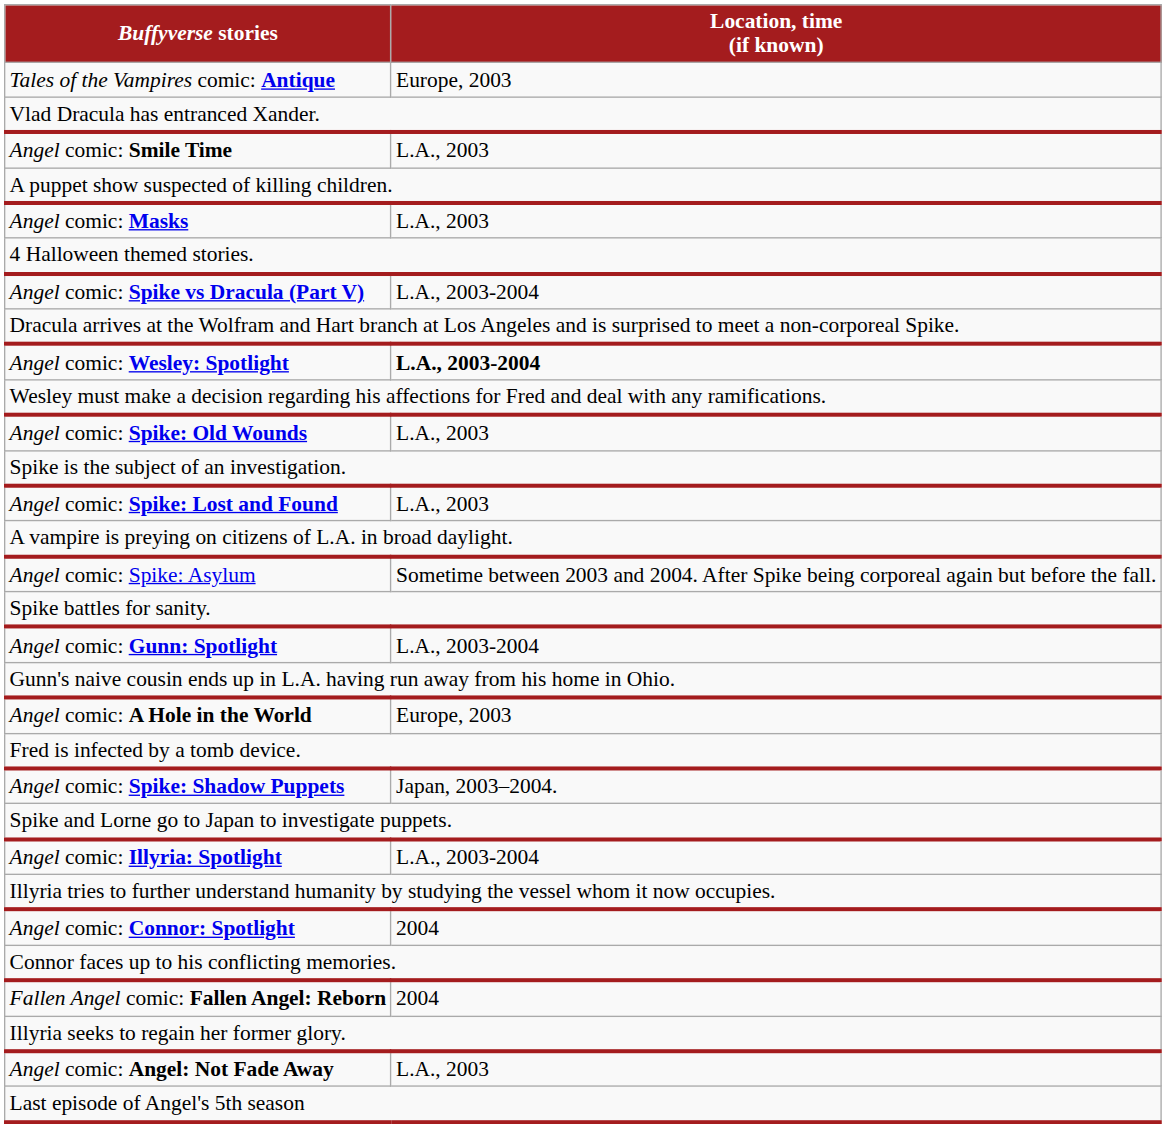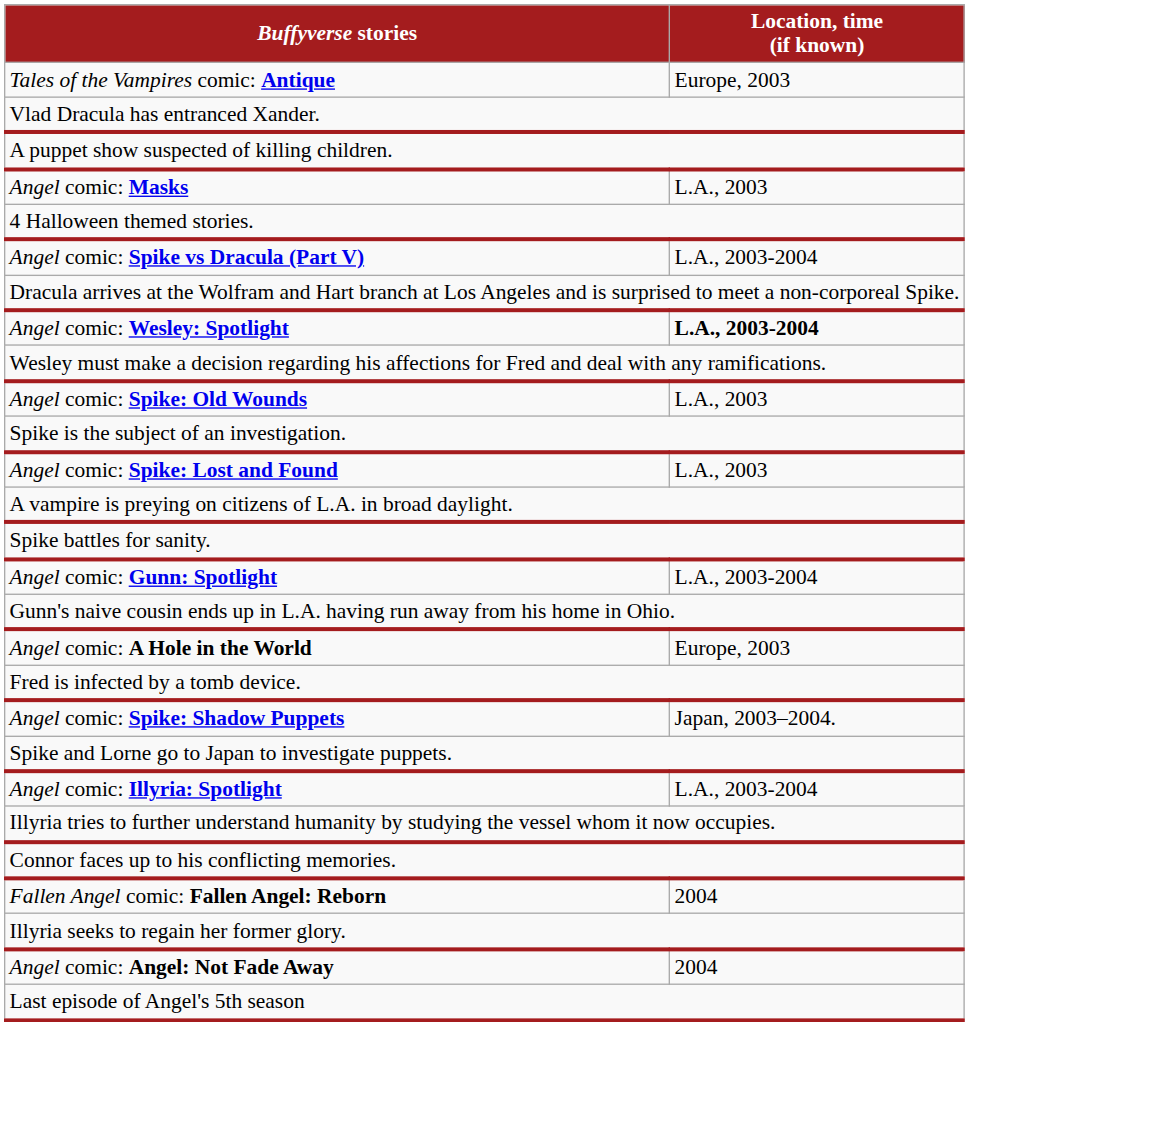- row: (121, 150)
- row: (133, 574)
- row: (152, 927)
(443, 1069) L.A., 2003 -> (696, 967) 2004
